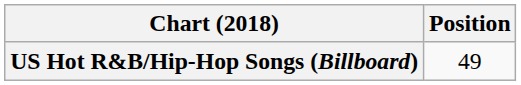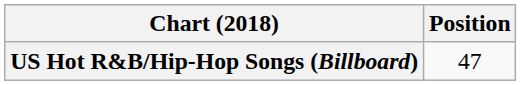(470, 60) 49 -> (470, 60) 47
